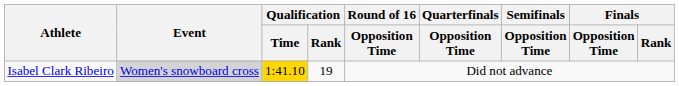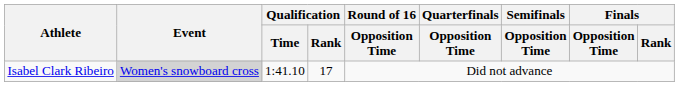(285, 71) gold background -> (285, 71) no background
(326, 71) 19 -> (326, 71) 17
